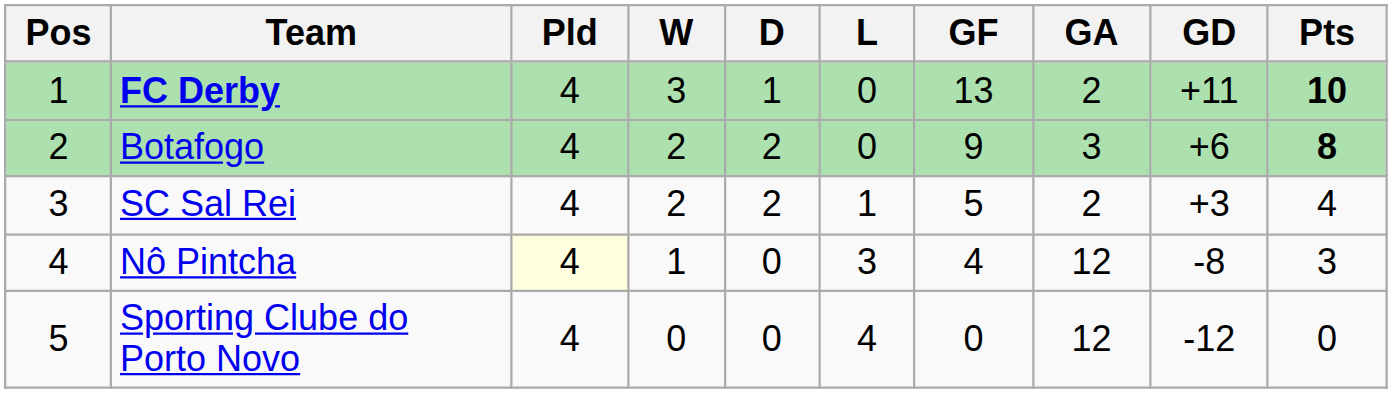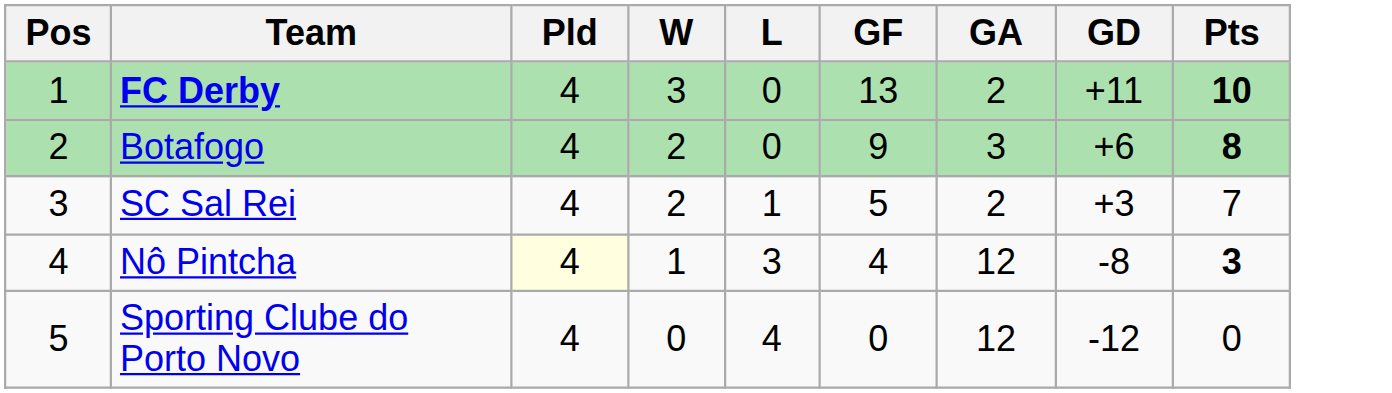- column: (772, 33)
(1327, 204) 4 -> (1232, 204) 7
(1327, 261) normal -> (1232, 261) bold
